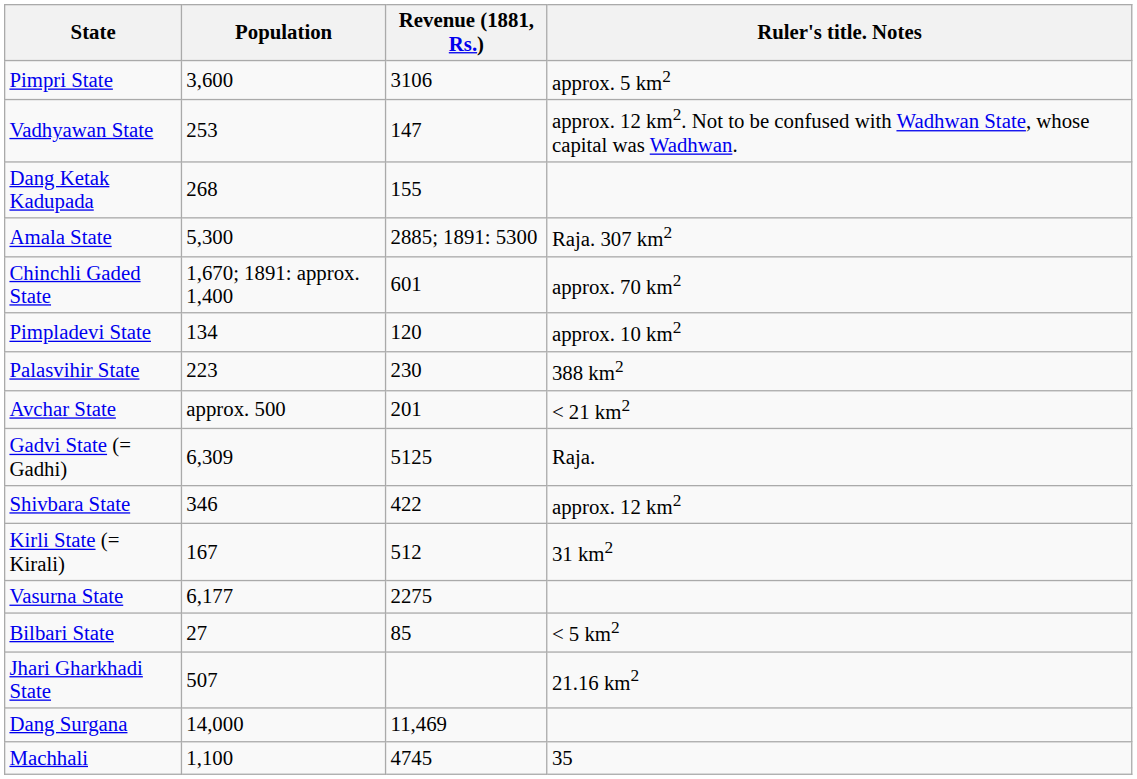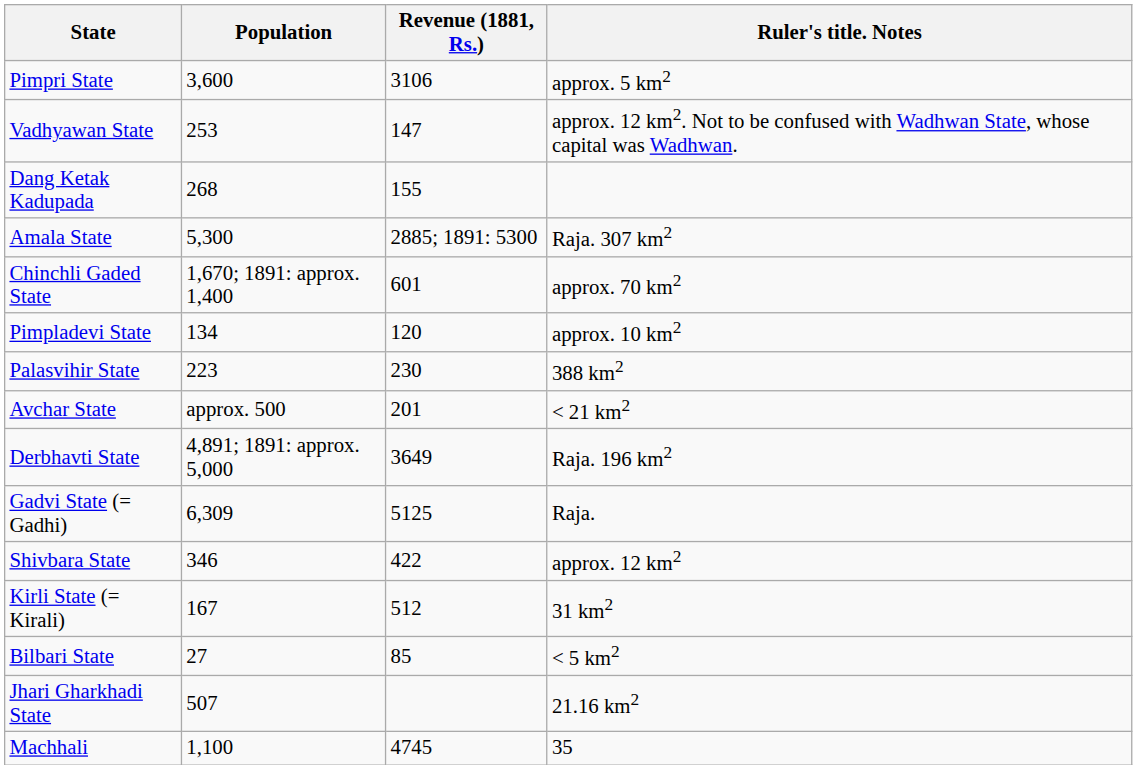+ row: (74, 456)
- row: (66, 596)
- row: (68, 724)
